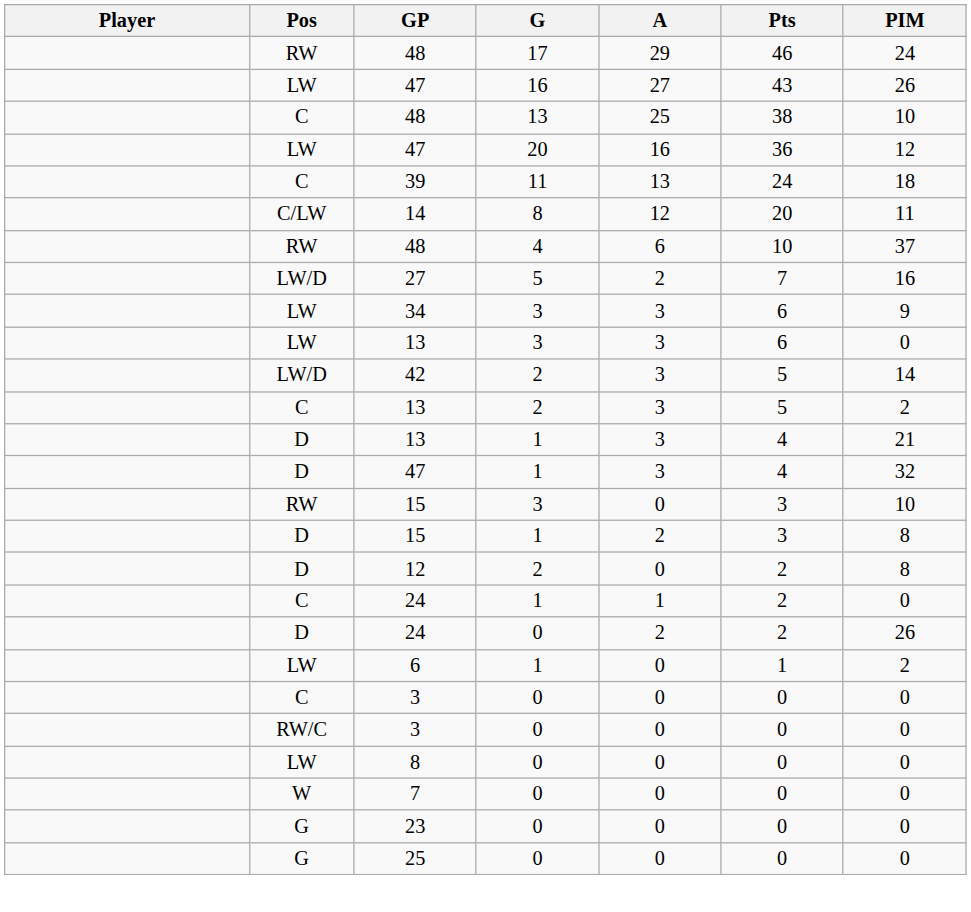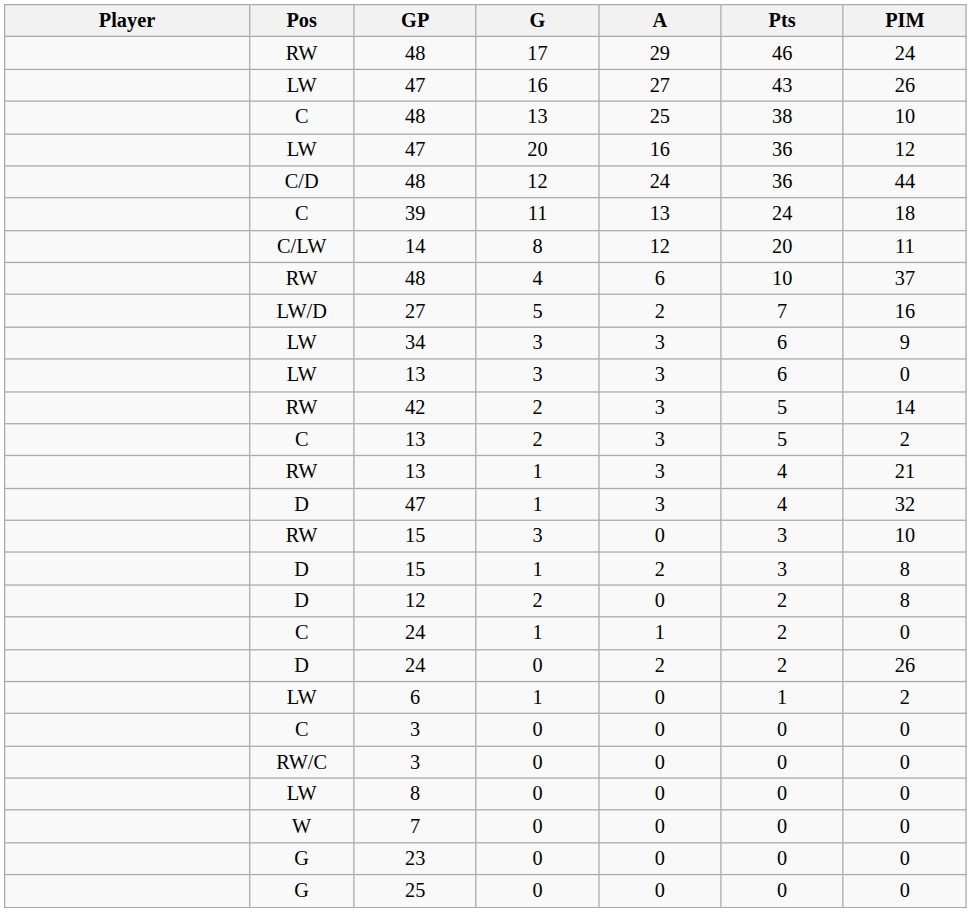+ row: (415, 181)
(302, 375) LW/D -> (302, 407) RW
(302, 439) D -> (302, 471) RW
